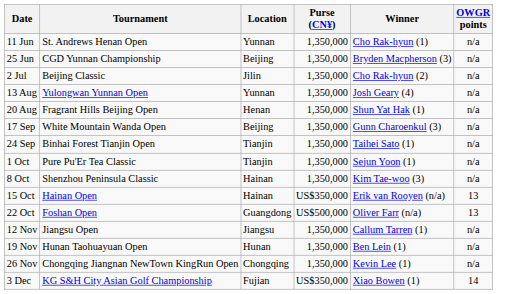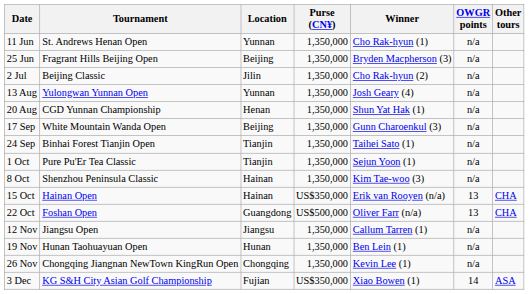+ column: (508, 19)
(101, 59) CGD Yunnan Championship -> (100, 59) Fragrant Hills Beijing Open
(100, 110) Fragrant Hills Beijing Open -> (101, 110) CGD Yunnan Championship
